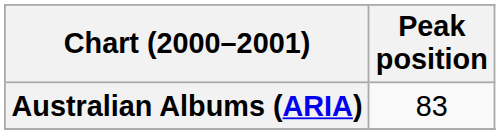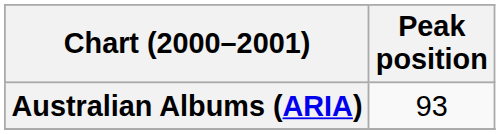(432, 105) 83 -> (432, 105) 93
